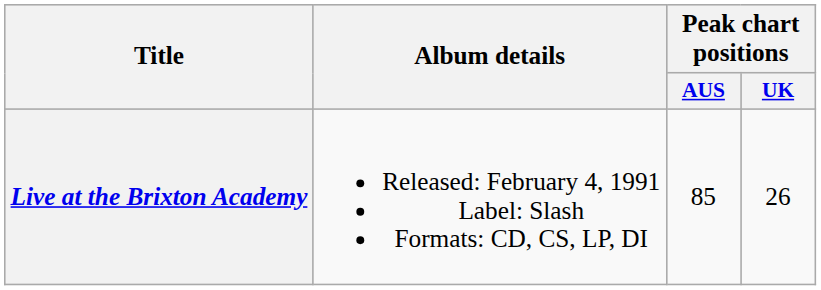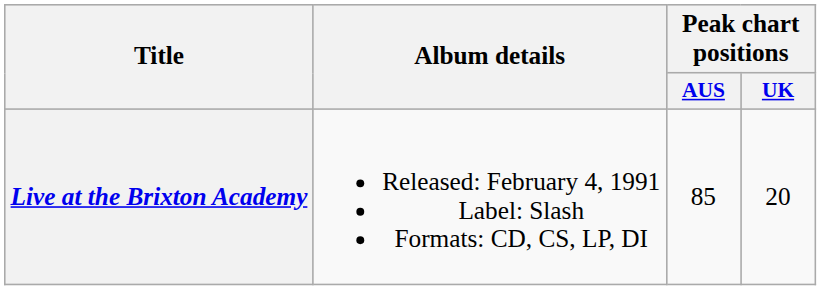(778, 196) 26 -> (778, 196) 20
